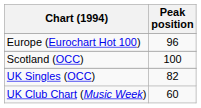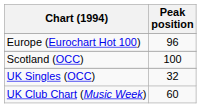(172, 77) 82 -> (172, 77) 32
